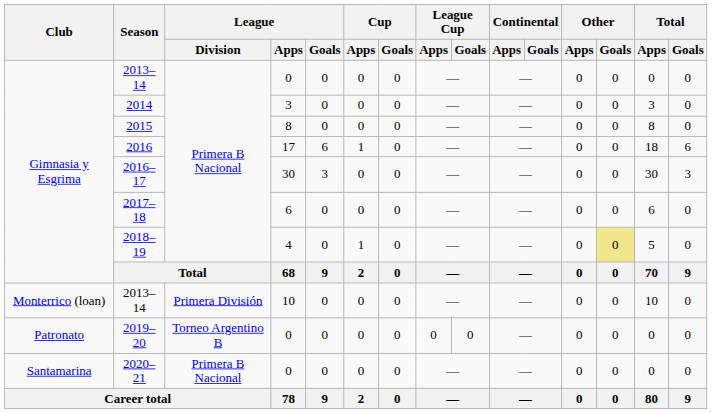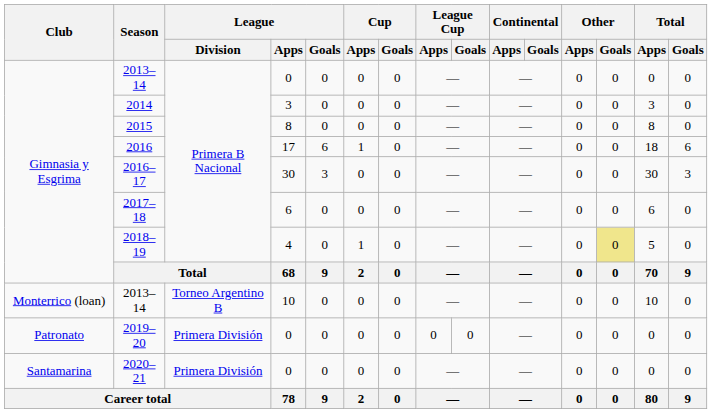(218, 300) Primera División -> (218, 300) Torneo Argentino B
(218, 335) Torneo Argentino B -> (218, 335) Primera División
(218, 370) Primera B Nacional -> (218, 370) Primera División
